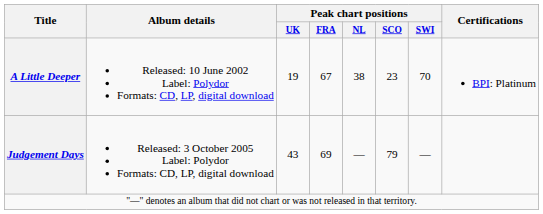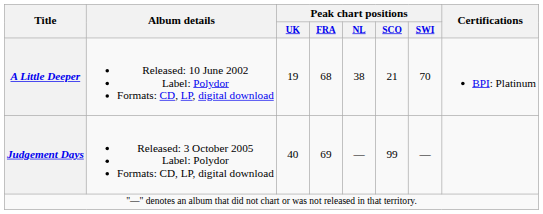(326, 76) 67 -> (326, 76) 68
(392, 76) 23 -> (392, 76) 21
(293, 154) 43 -> (293, 154) 40
(392, 154) 79 -> (392, 154) 99
